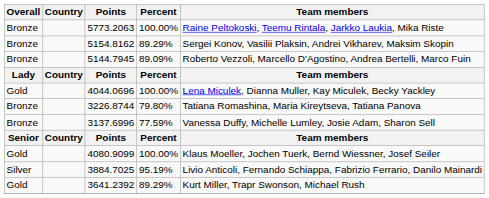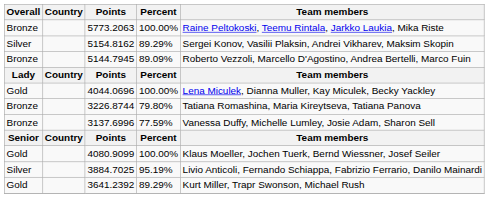(22, 43) Bronze -> (19, 43) Silver
